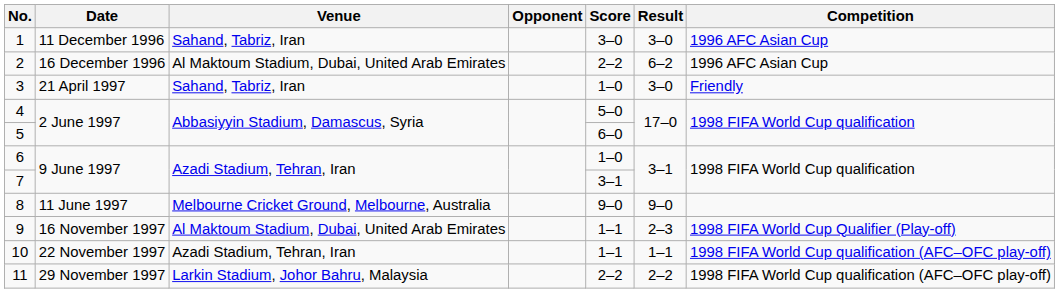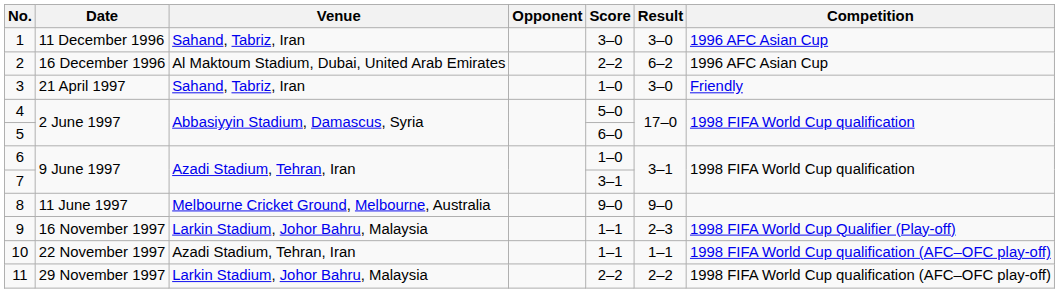(339, 228) Al Maktoum Stadium, Dubai, United Arab Emirates -> (300, 228) Larkin Stadium, Johor Bahru, Malaysia
